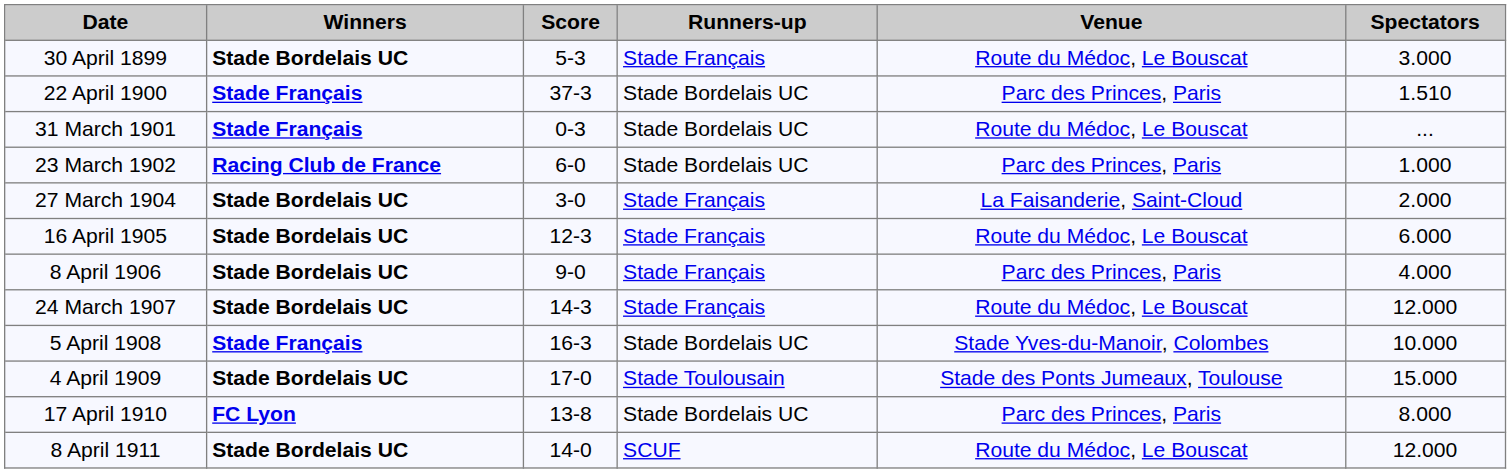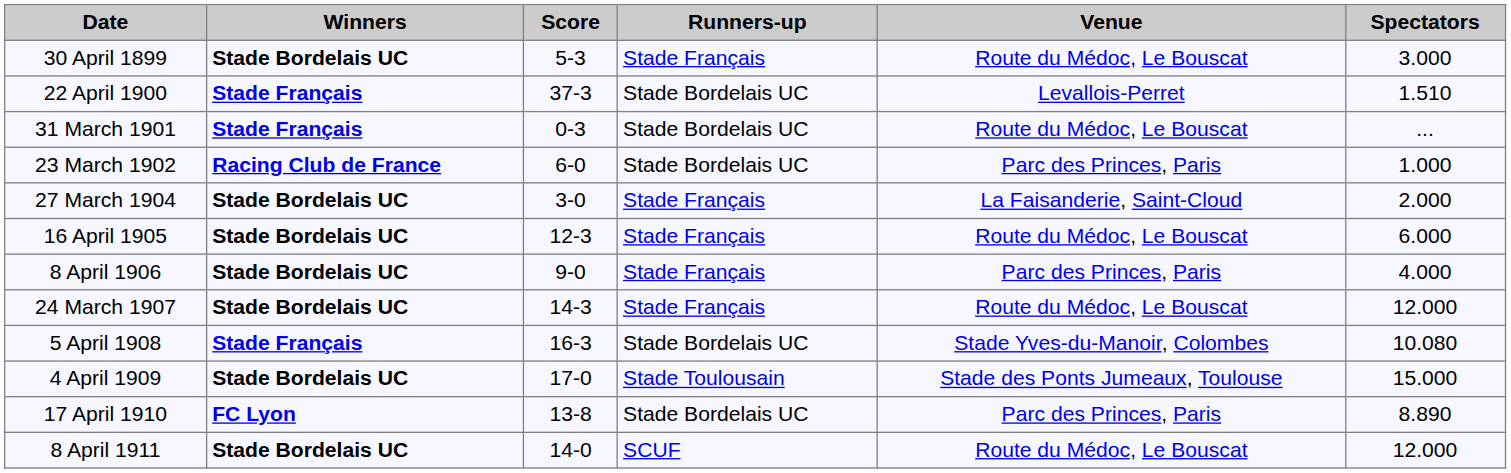(1111, 93) Parc des Princes, Paris -> (1111, 93) Levallois-Perret
(1425, 343) 10.000 -> (1425, 343) 10.080
(1425, 414) 8.000 -> (1425, 414) 8.890
